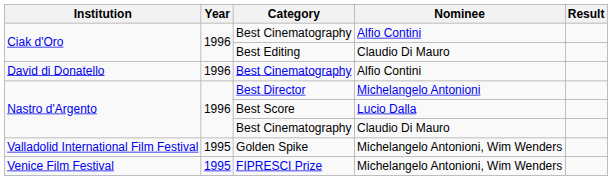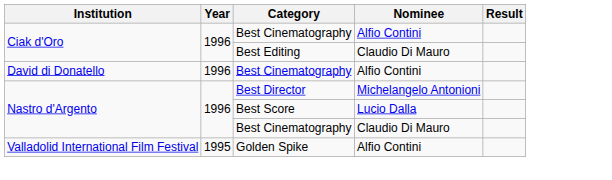(460, 147) Michelangelo Antonioni, Wim Wenders -> (389, 147) Alfio Contini
- row: (60, 166)
